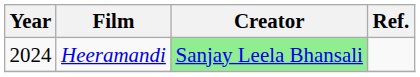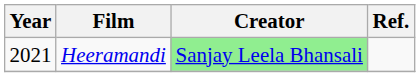(30, 54) 2024 -> (30, 54) 2021
